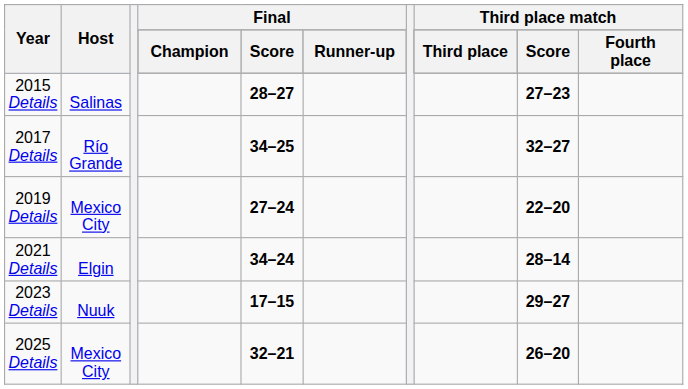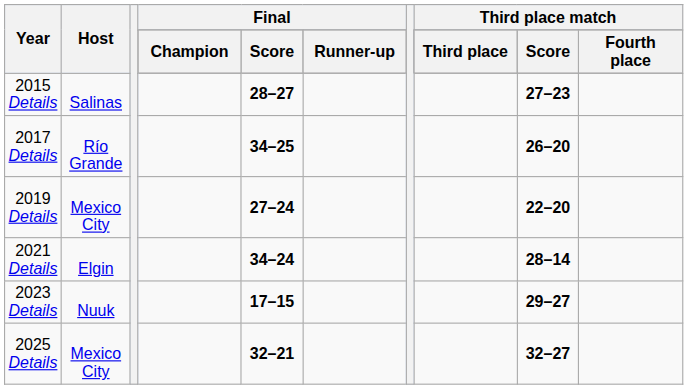(548, 147) 32–27 -> (548, 147) 26–20
(548, 354) 26–20 -> (548, 354) 32–27
